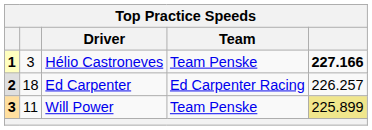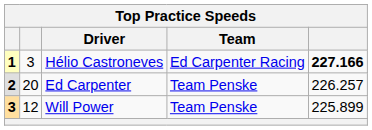(214, 62) Team Penske -> (237, 62) Ed Carpenter Racing
(31, 85) 18 -> (31, 85) 20
(237, 85) Ed Carpenter Racing -> (214, 85) Team Penske
(31, 108) 11 -> (31, 108) 12
(337, 108) khaki background -> (337, 108) no background
